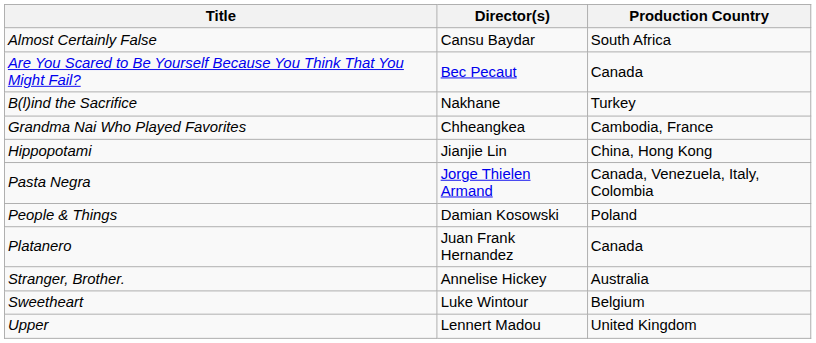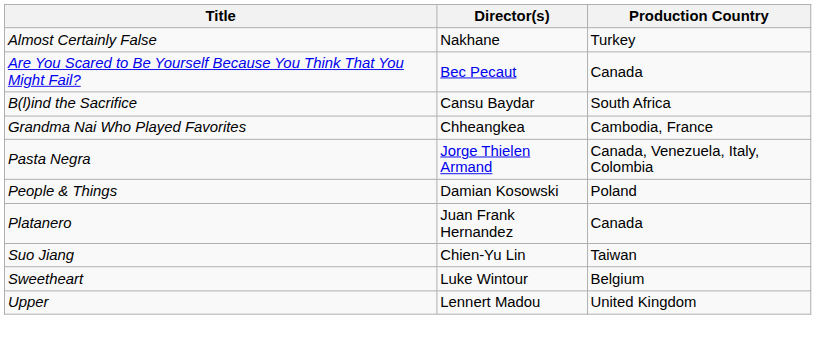(488, 39) Cansu Baydar -> (470, 39) Nakhane
(631, 39) South Africa -> (613, 39) Turkey
(470, 103) Nakhane -> (487, 103) Cansu Baydar
(613, 103) Turkey -> (631, 103) South Africa
- row: (50, 151)
- row: (66, 278)
+ row: (41, 255)
